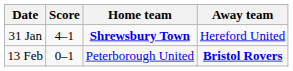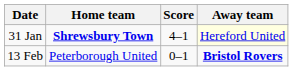columns swapped: (140, 14) <-> (64, 14)
(243, 35) no background -> (243, 35) lightyellow background
